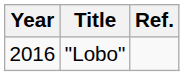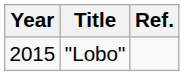(32, 53) 2016 -> (32, 53) 2015
